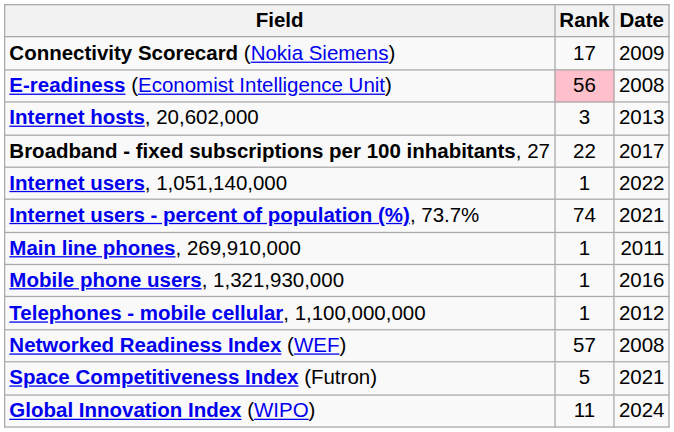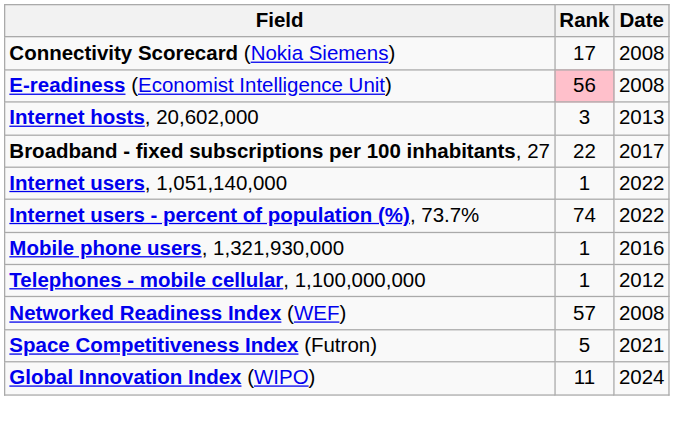(642, 53) 2009 -> (642, 53) 2008
(642, 215) 2021 -> (642, 215) 2022
- row: (155, 248)
